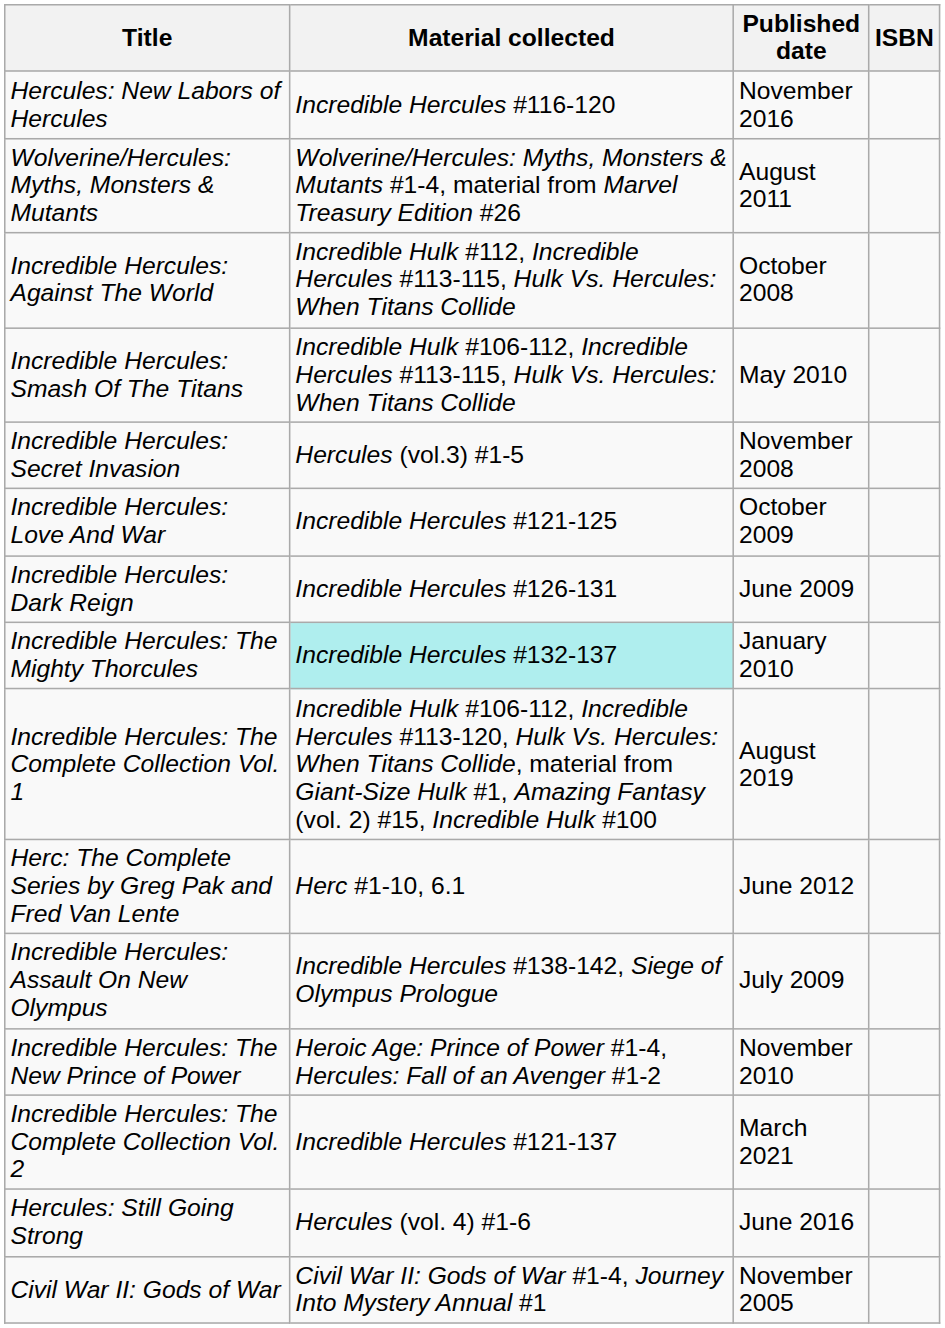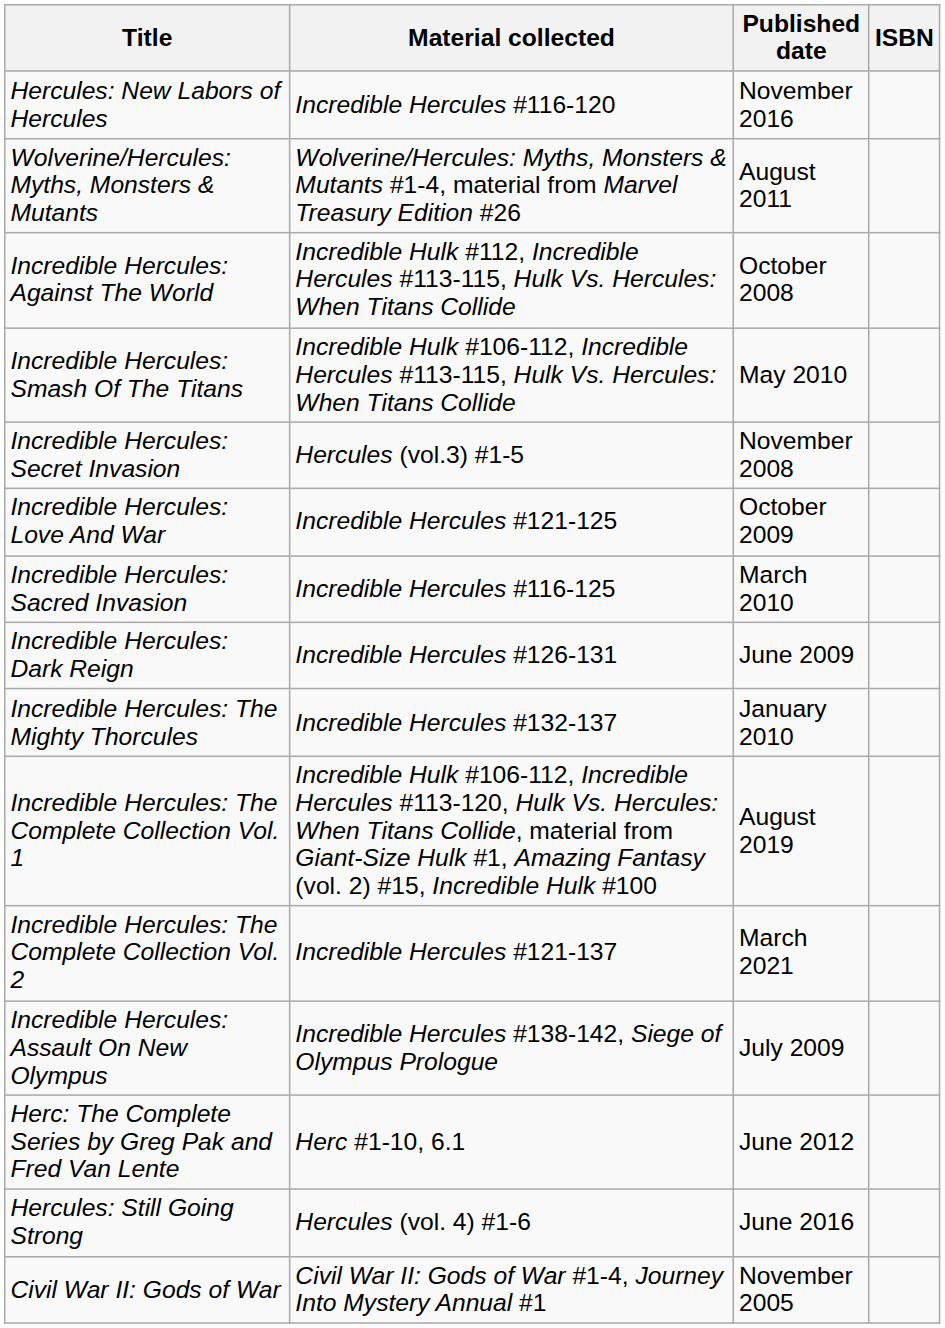+ row: (119, 588)
(456, 655) paleturquoise background -> (456, 722) no background
rows swapped: (145, 1141) <-> (141, 886)
- row: (144, 1061)
